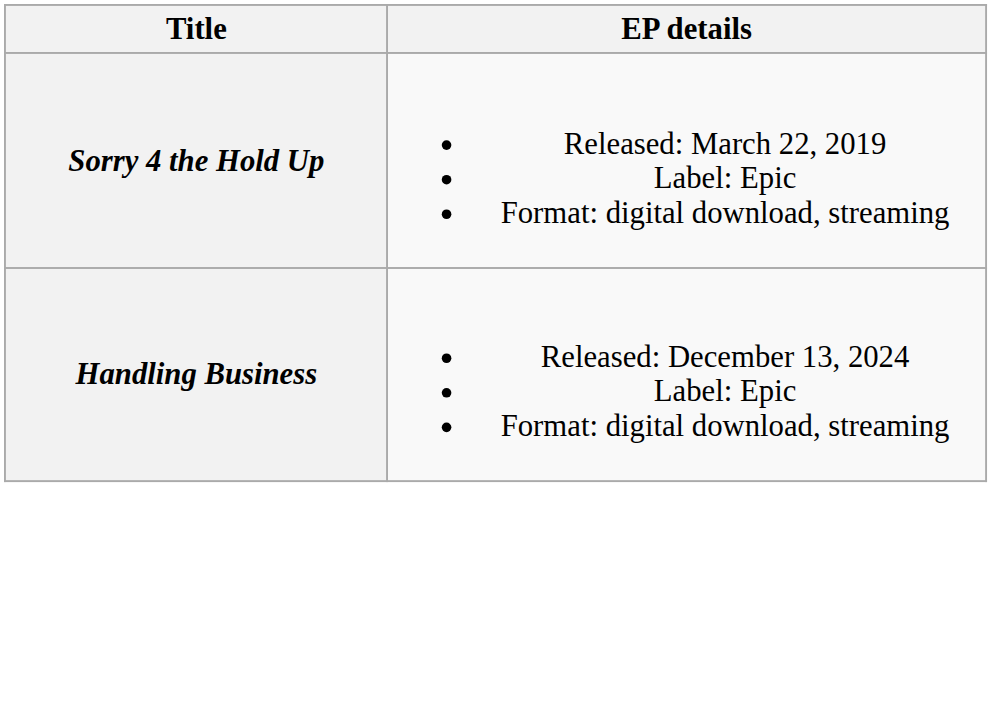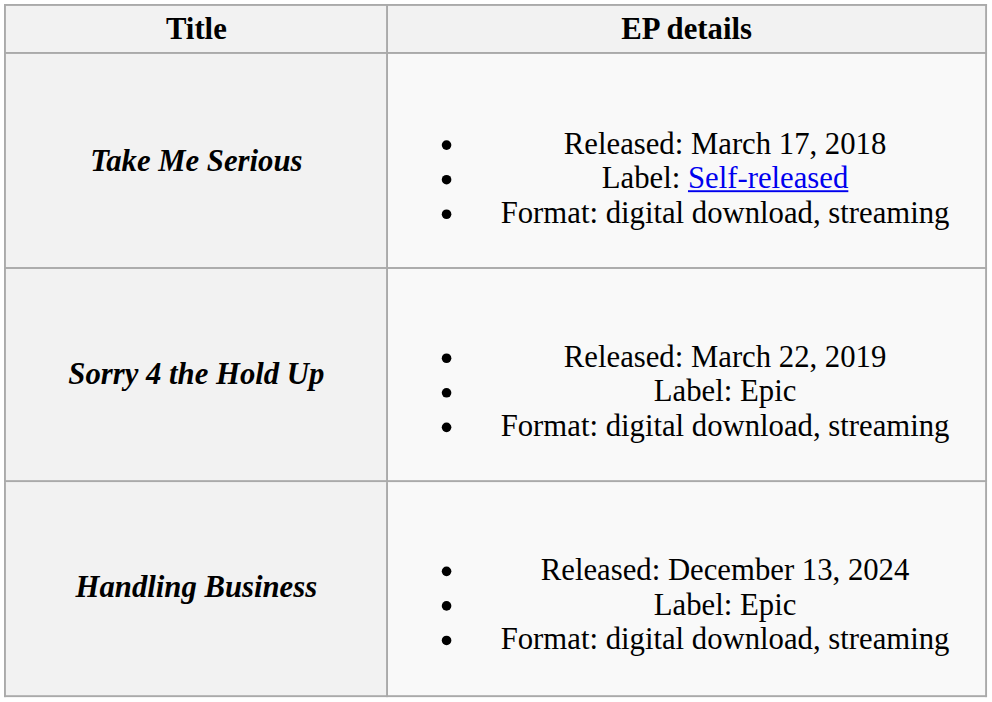+ row: (196, 160)
